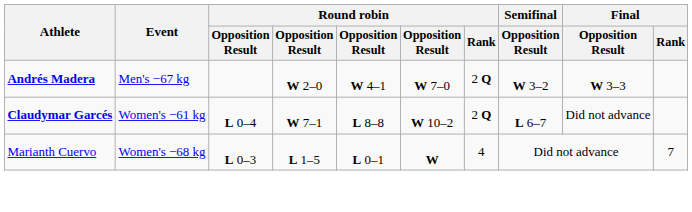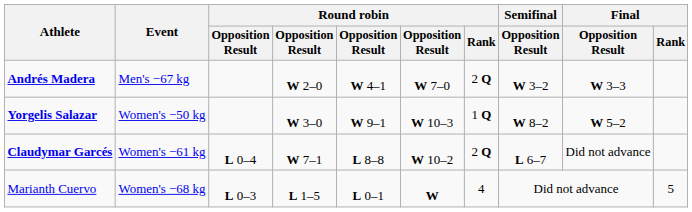+ row: (52, 115)
(671, 152) 7 -> (671, 189) 5
